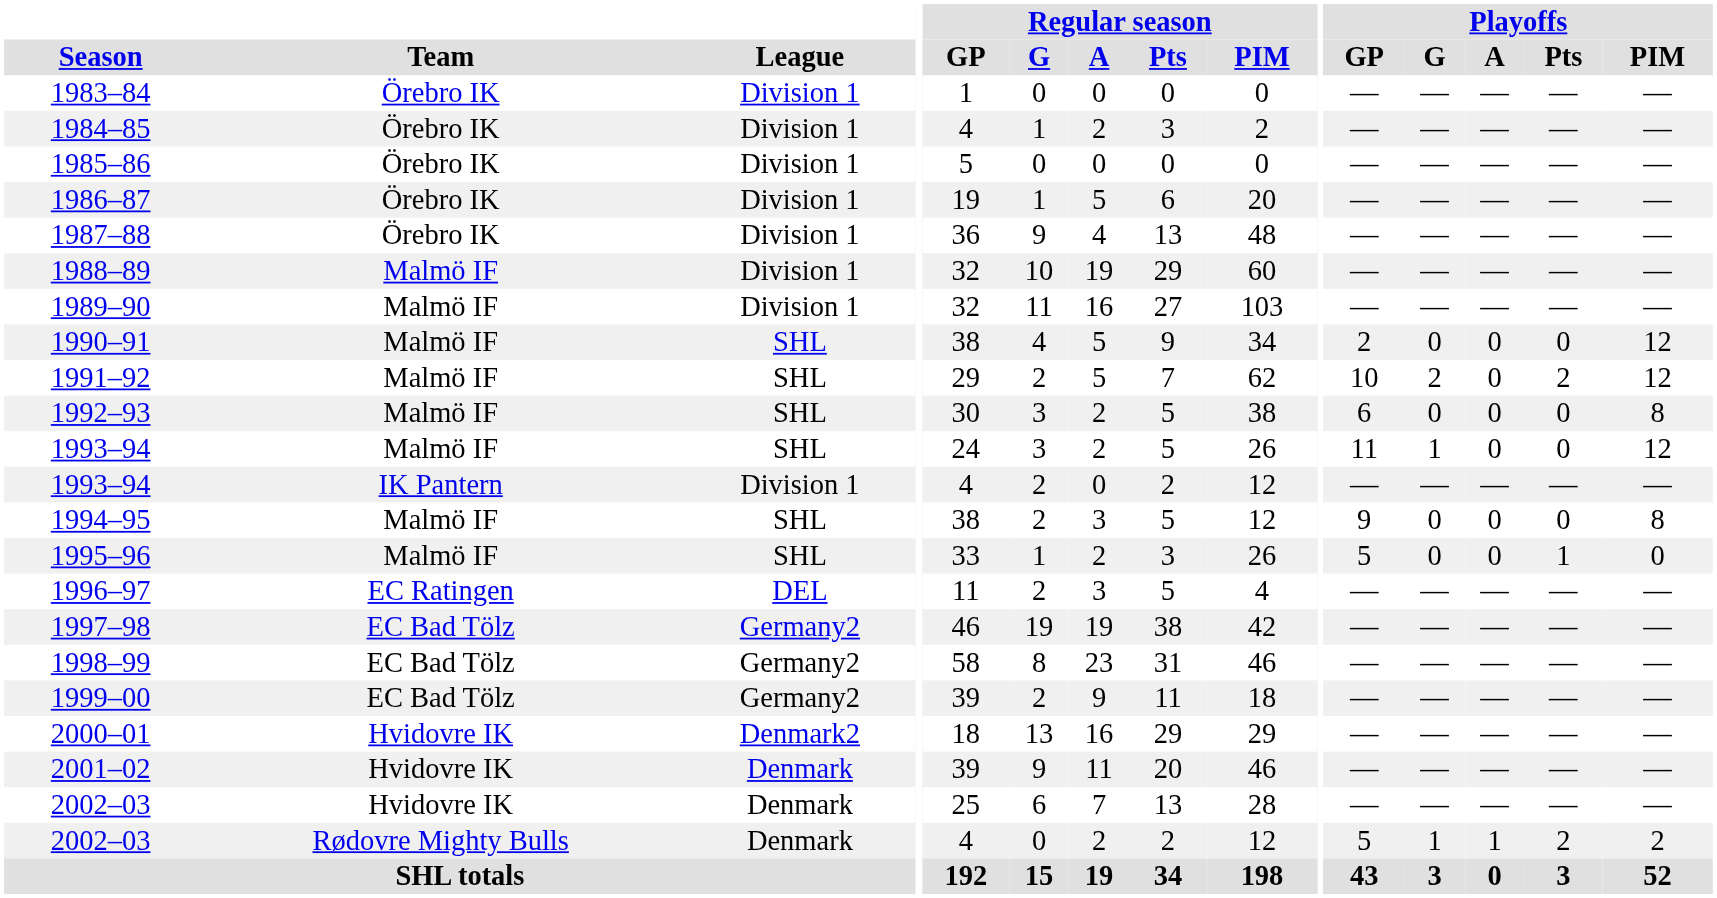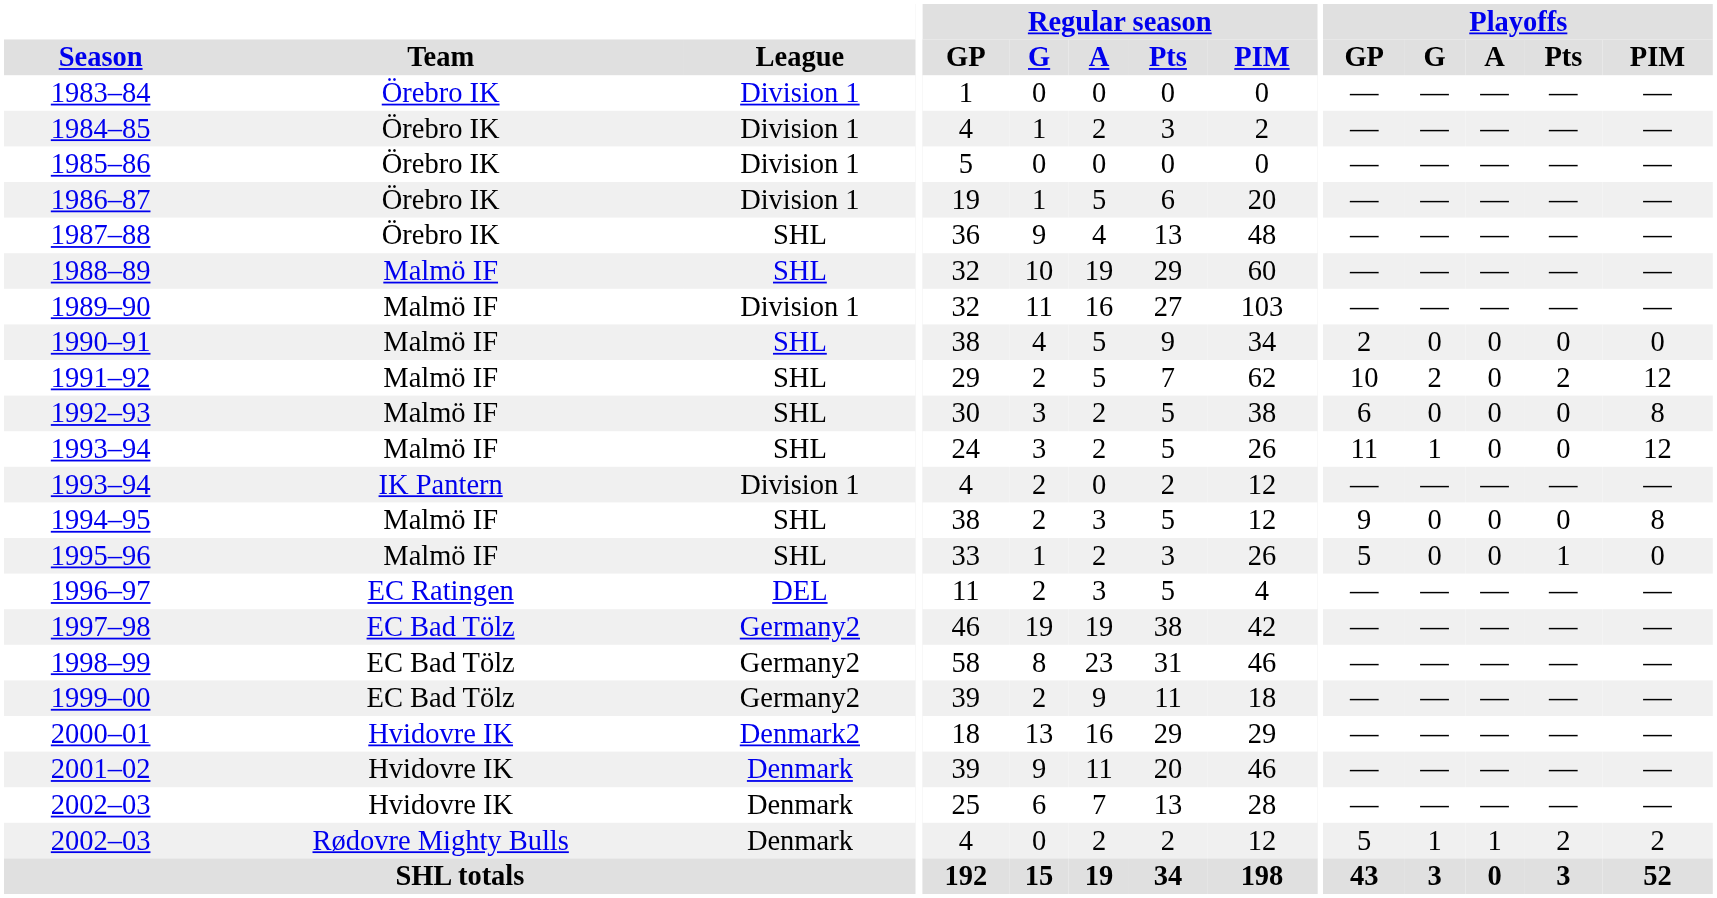(800, 235) Division 1 -> (800, 235) SHL
(800, 270) Division 1 -> (800, 270) SHL
(1658, 341) 12 -> (1658, 341) 0
